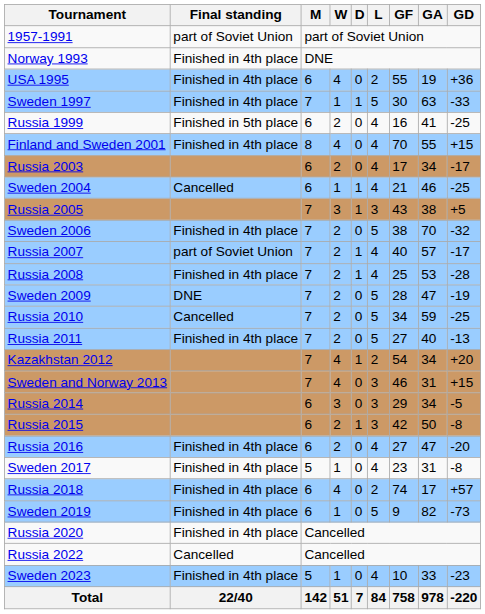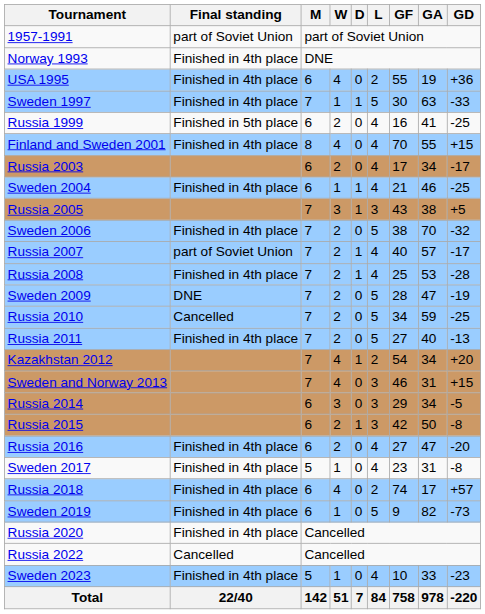(204, 187) Cancelled -> (236, 187) Finished in 4th place
